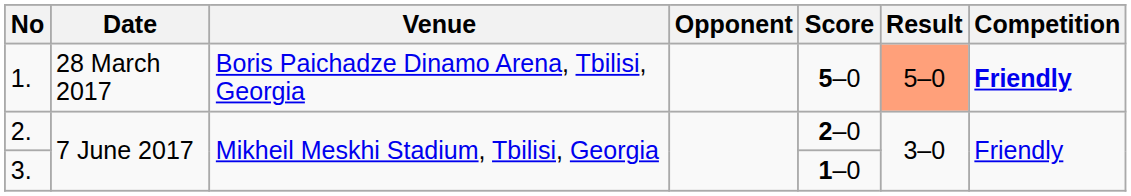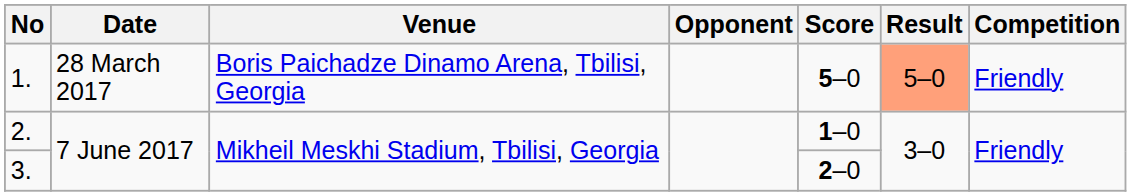(1023, 77) bold -> (1019, 77) normal
(839, 131) 2–0 -> (839, 131) 1–0
(839, 170) 1–0 -> (839, 170) 2–0
